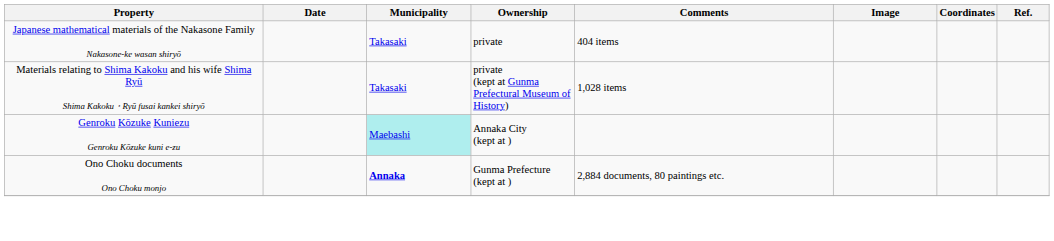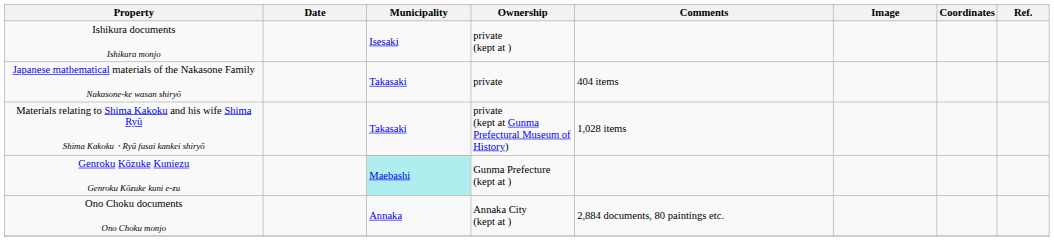+ row: (134, 41)
(500, 135) Annaka City (kept at ) -> (512, 175) Gunma Prefecture (kept at )
(387, 175) bold -> (386, 216) normal
(512, 175) Gunma Prefecture (kept at ) -> (500, 216) Annaka City (kept at )
